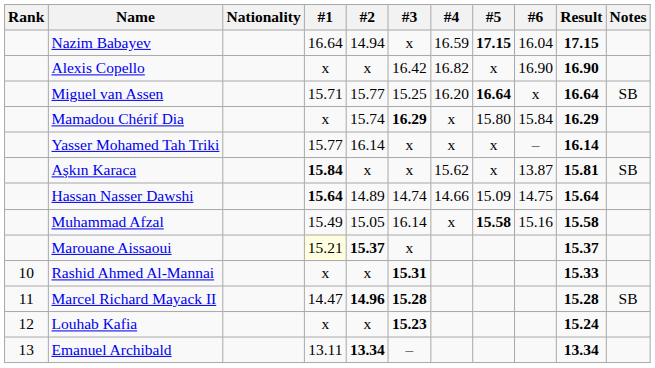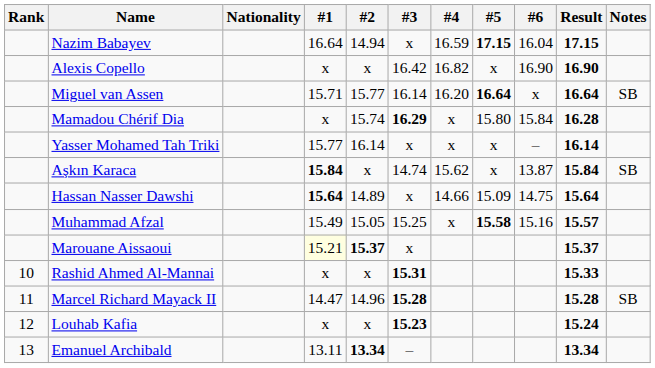(409, 94) 15.25 -> (409, 94) 16.14
(581, 119) 16.29 -> (581, 119) 16.28
(409, 170) x -> (409, 170) 14.74
(581, 170) 15.81 -> (581, 170) 15.84
(409, 196) 14.74 -> (409, 196) x
(409, 221) 16.14 -> (409, 221) 15.25
(581, 221) 15.58 -> (581, 221) 15.57
(367, 298) bold -> (367, 298) normal
